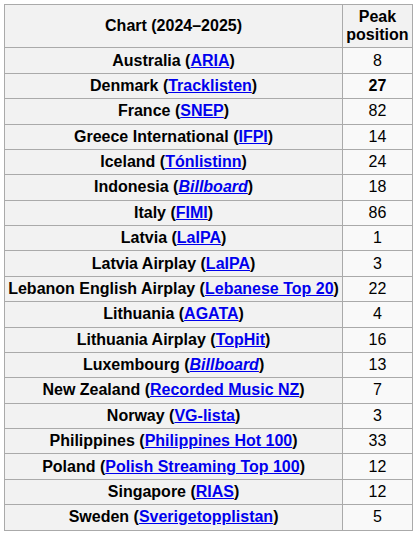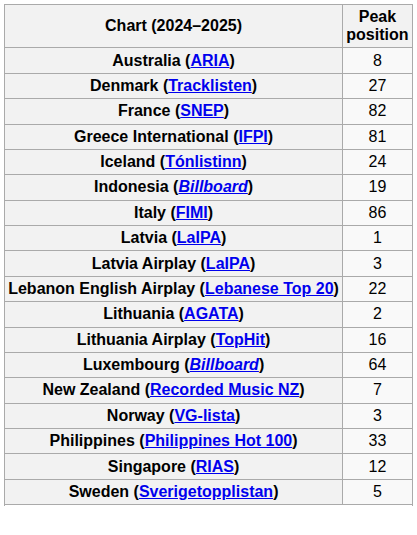(377, 85) bold -> (377, 85) normal
(377, 136) 14 -> (377, 136) 81
(377, 187) 18 -> (377, 187) 19
(377, 314) 4 -> (377, 314) 2
(377, 365) 13 -> (377, 365) 64
- row: (174, 466)
